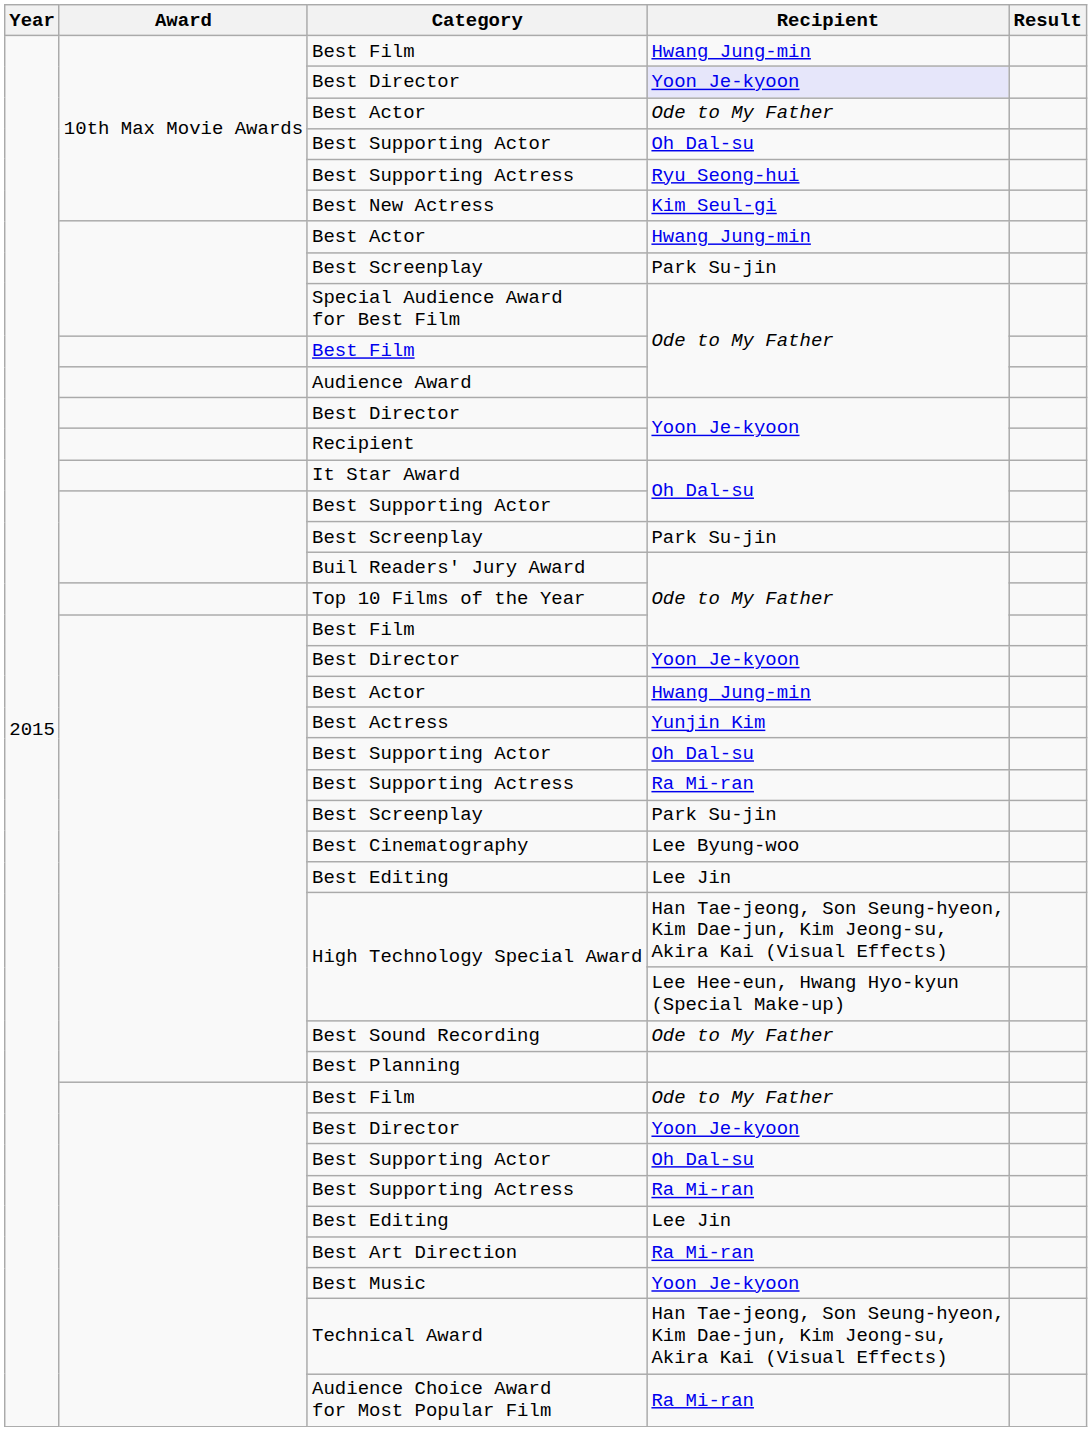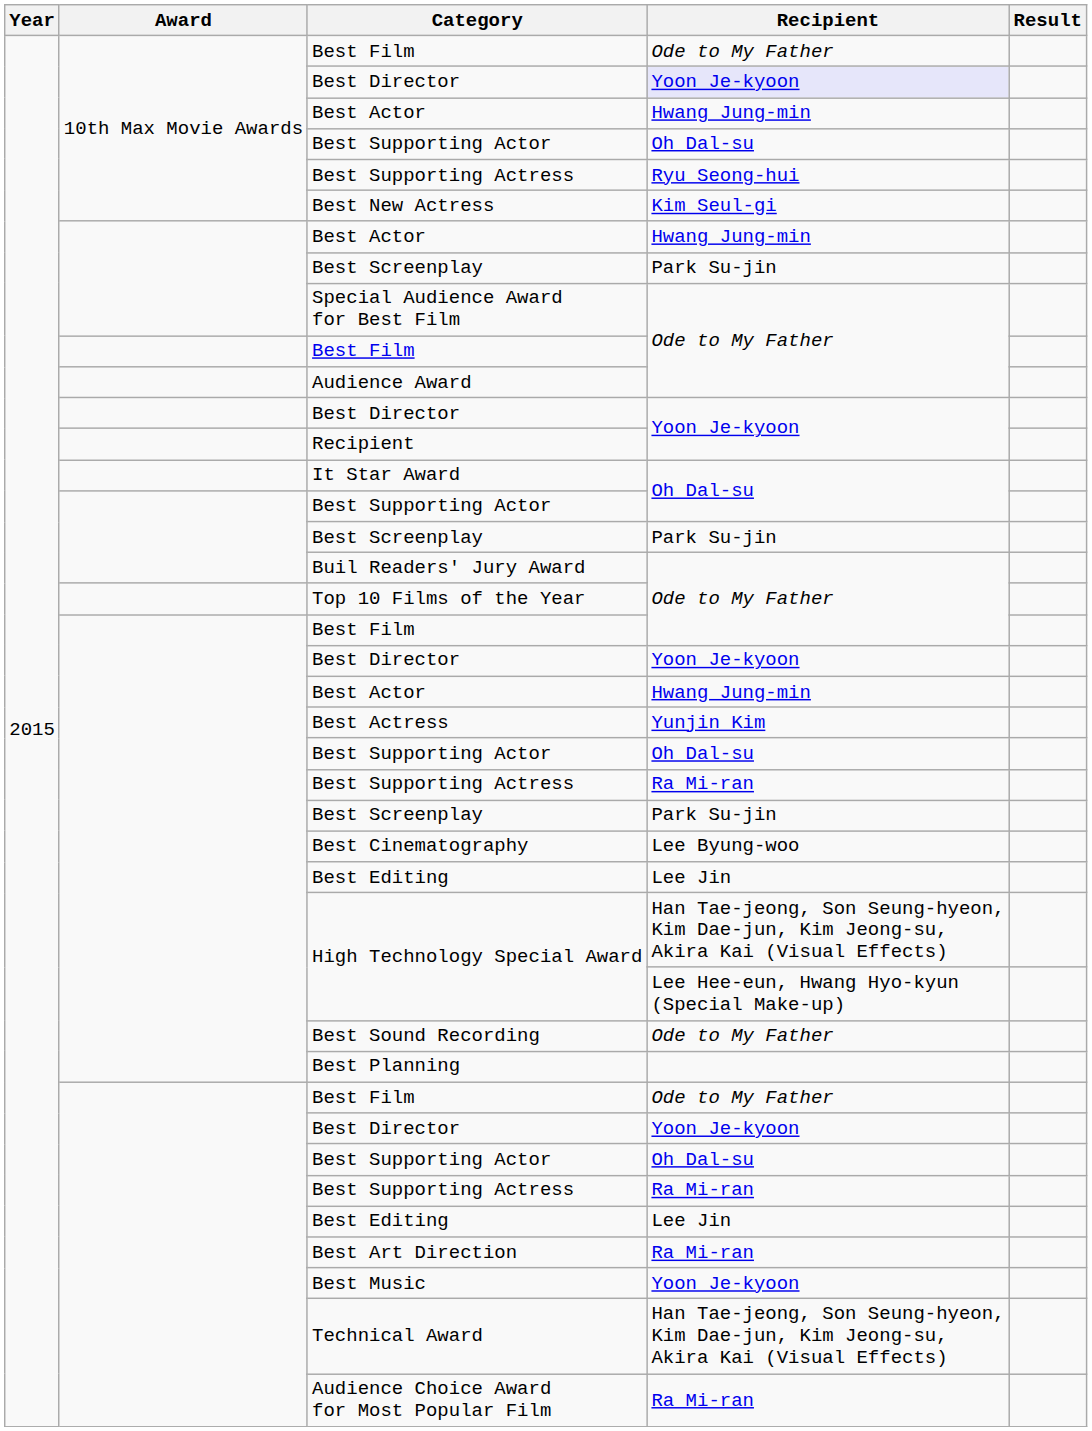(731, 51) Hwang Jung-min -> (743, 51) Ode to My Father
(743, 113) Ode to My Father -> (731, 113) Hwang Jung-min
